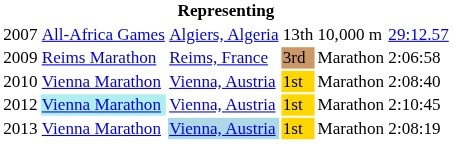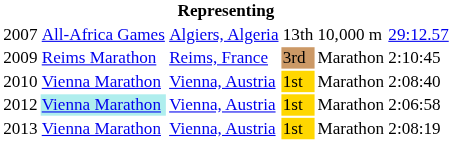(414, 57) 2:06:58 -> (414, 57) 2:10:45
(414, 104) 2:10:45 -> (414, 104) 2:06:58
(222, 128) lightblue background -> (222, 128) no background
